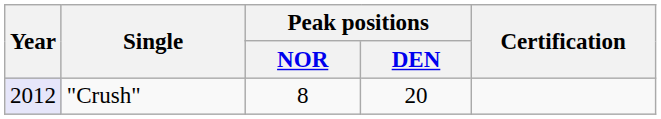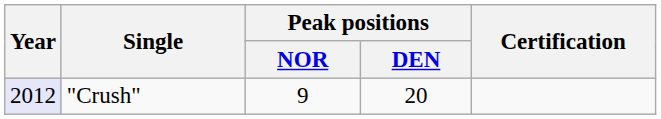(303, 95) 8 -> (303, 95) 9
